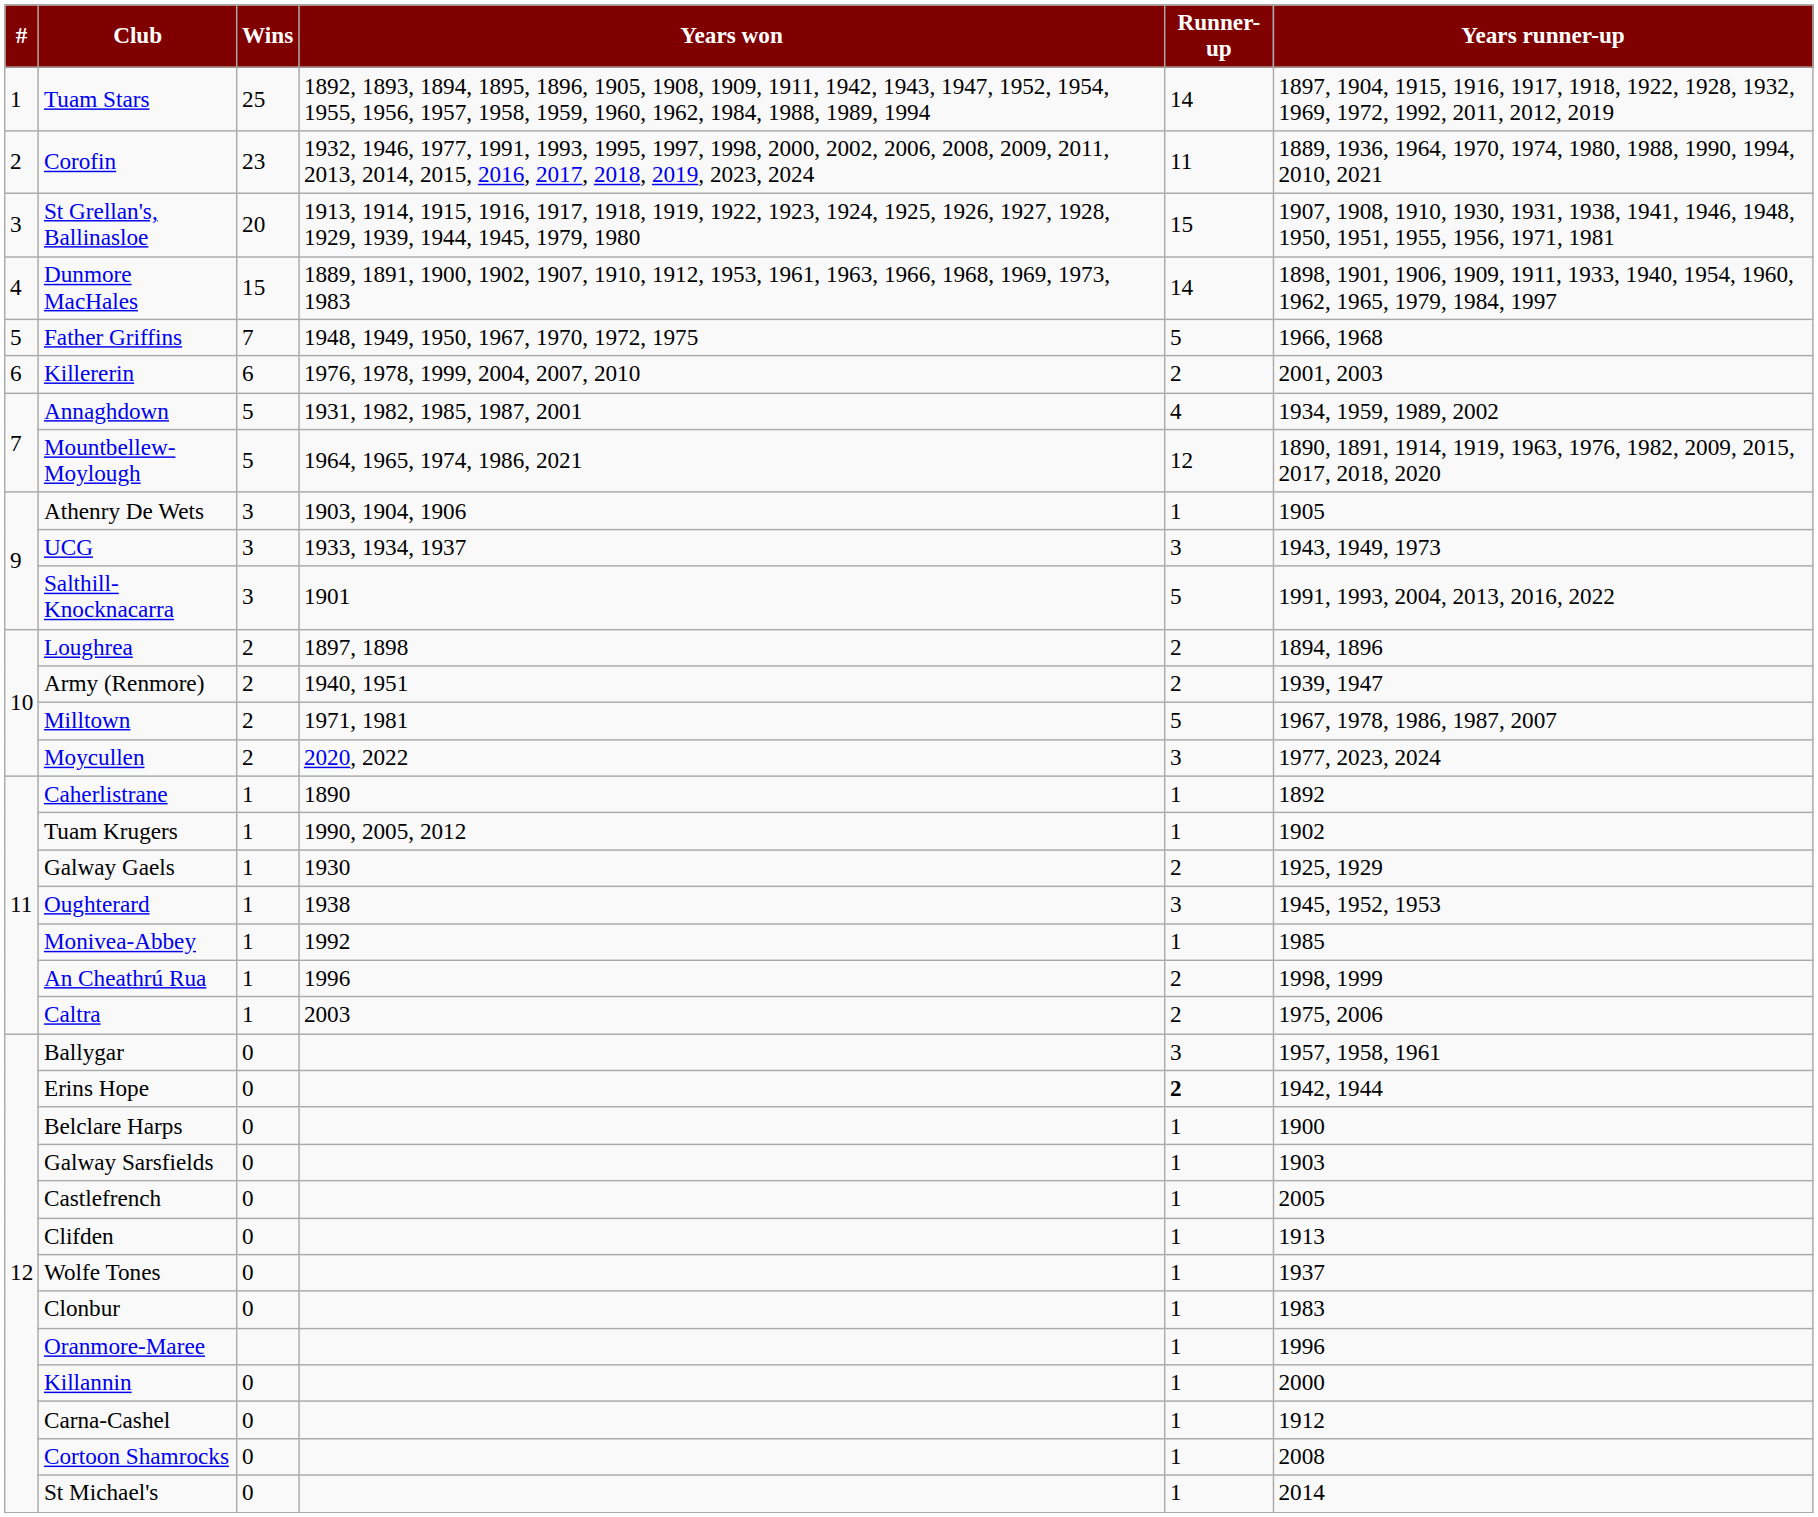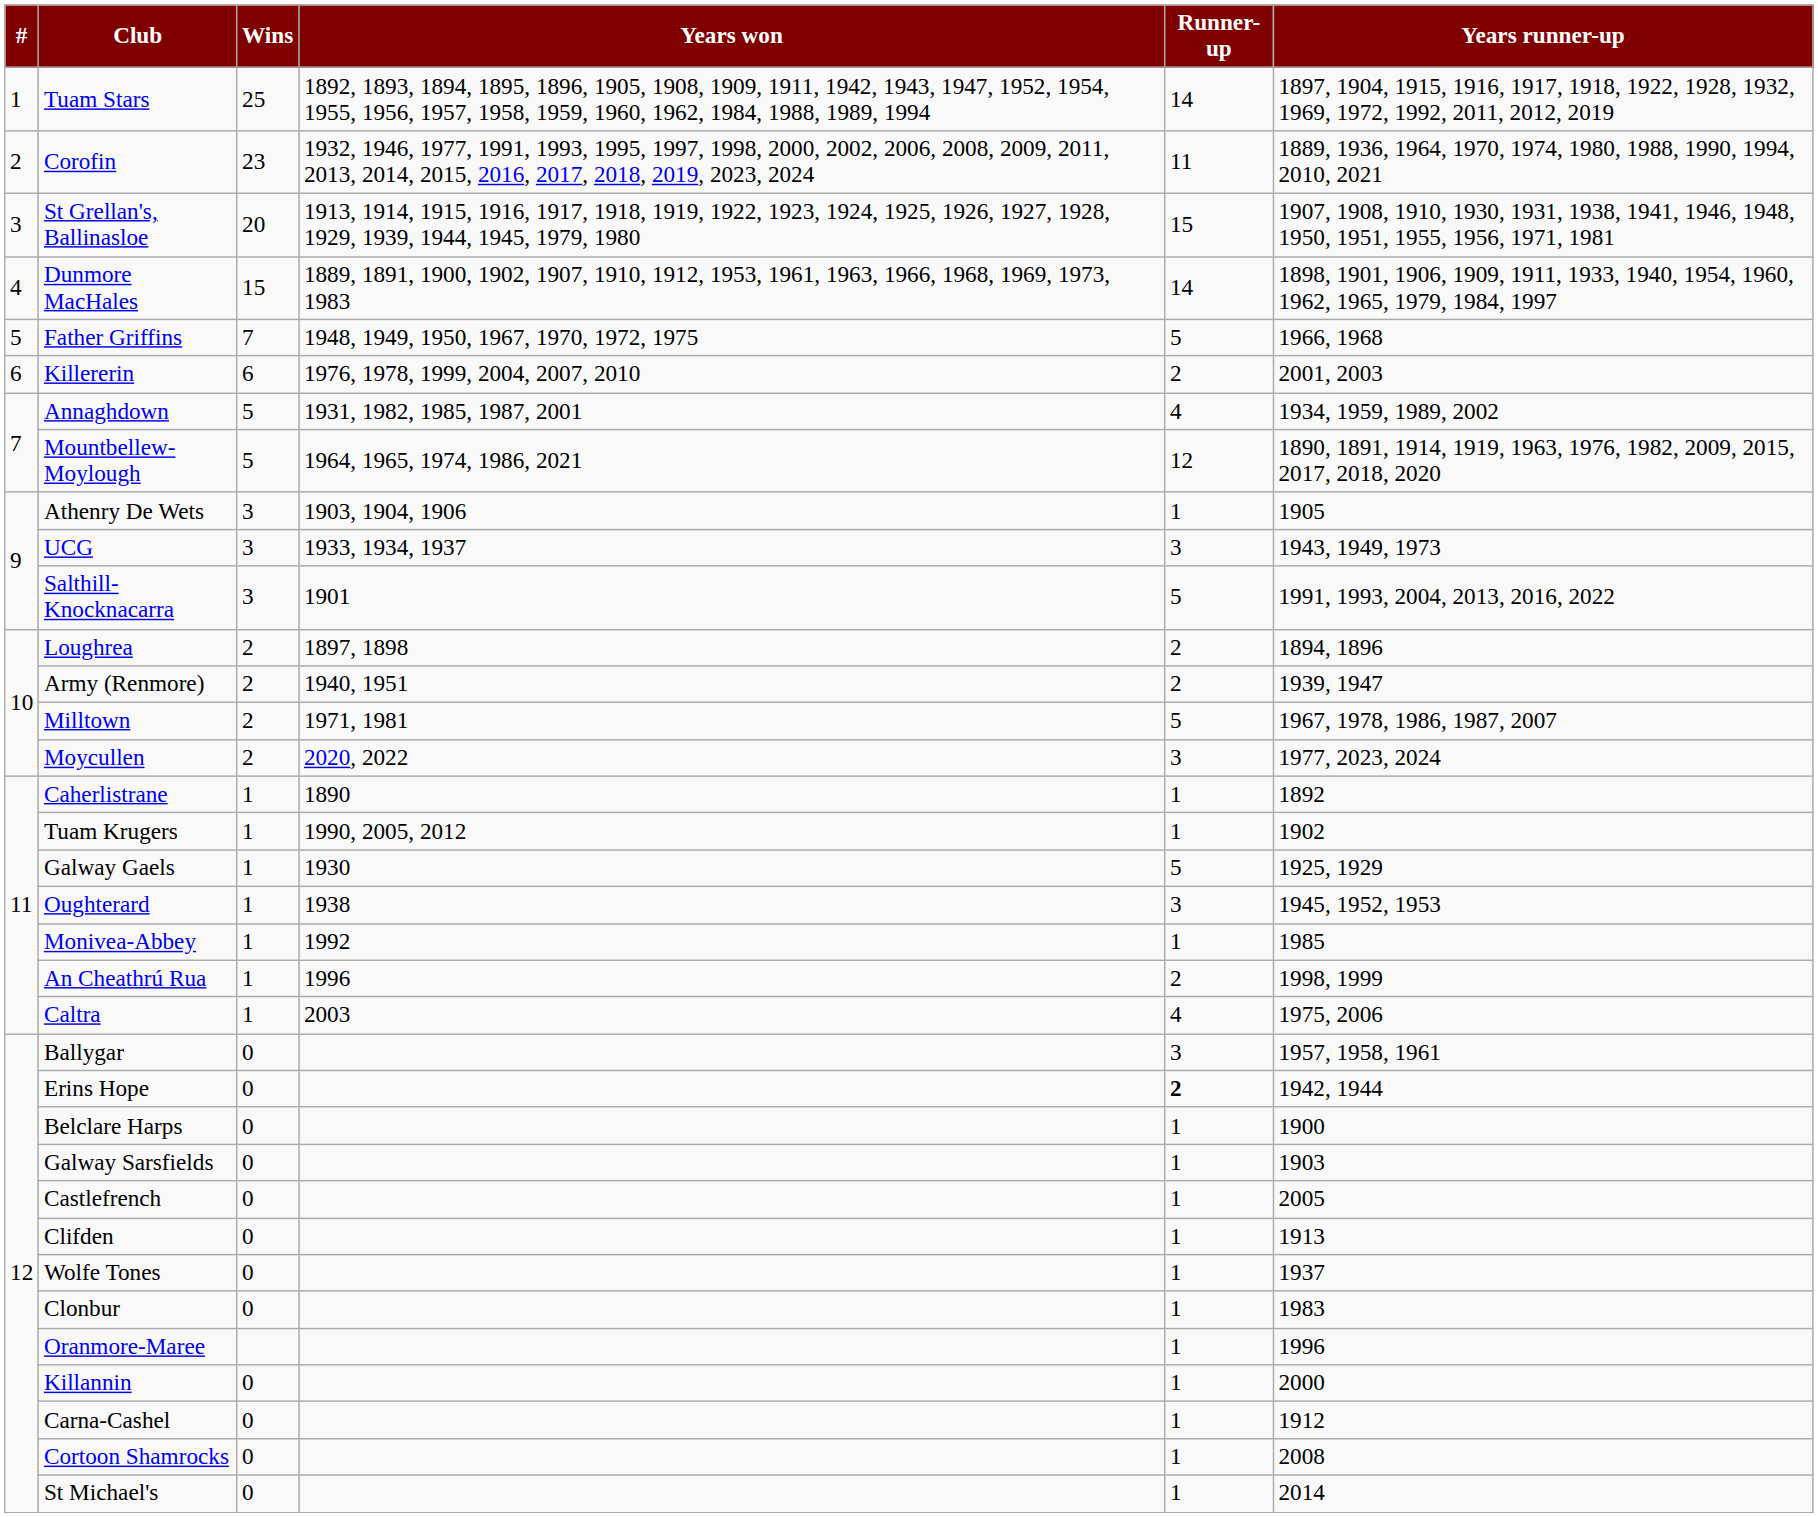(1176, 867) 2 -> (1176, 867) 5
(1176, 1015) 2 -> (1176, 1015) 4
